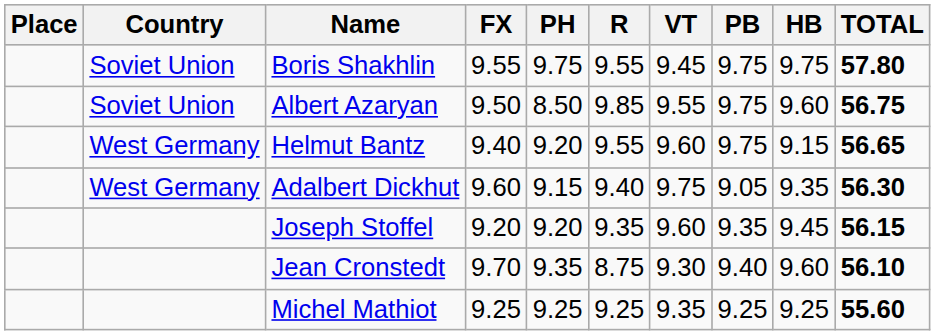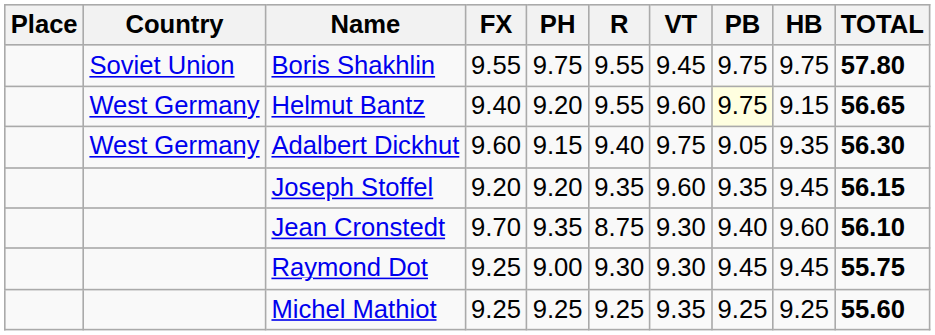- row: (355, 106)
(742, 146) no background -> (742, 106) lightyellow background
+ row: (350, 268)
